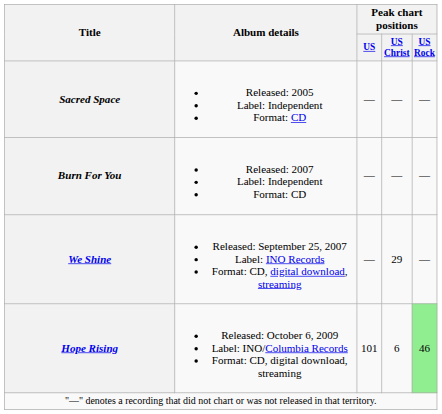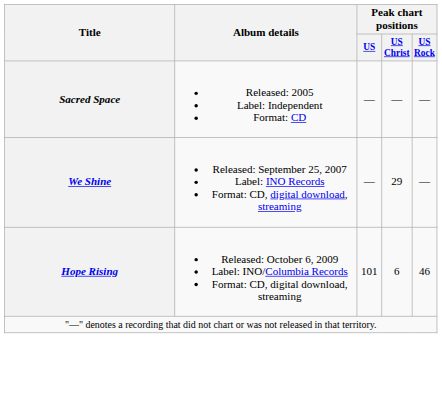- row: (90, 176)
(424, 348) lightgreen background -> (424, 271) no background
